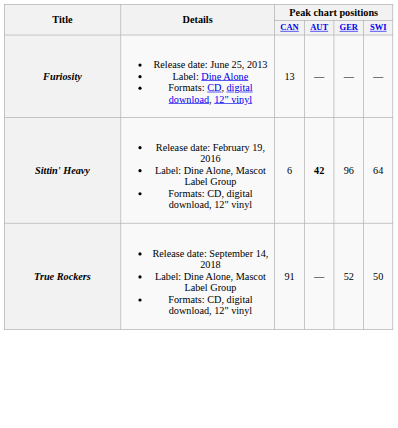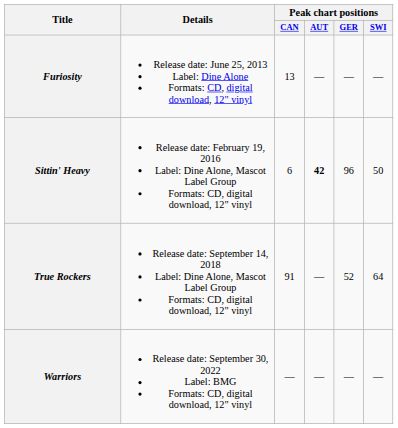(378, 170) 64 -> (378, 170) 50
(378, 276) 50 -> (378, 276) 64
+ row: (62, 376)
